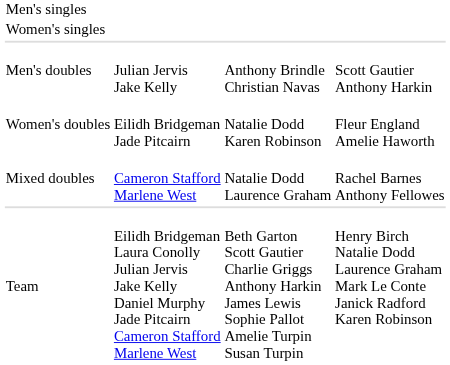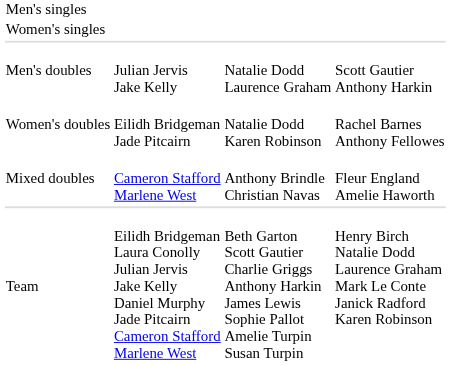(275, 78) Anthony Brindle Christian Navas -> (278, 78) Natalie Dodd Laurence Graham
(385, 132) Fleur England Amelie Haworth -> (390, 132) Rachel Barnes Anthony Fellowes
(278, 186) Natalie Dodd Laurence Graham -> (275, 186) Anthony Brindle Christian Navas
(390, 186) Rachel Barnes Anthony Fellowes -> (385, 186) Fleur England Amelie Haworth
